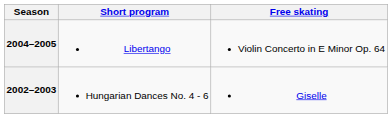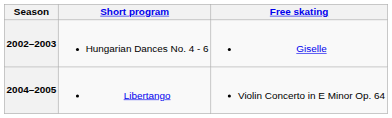rows swapped: (31, 90) <-> (31, 43)
